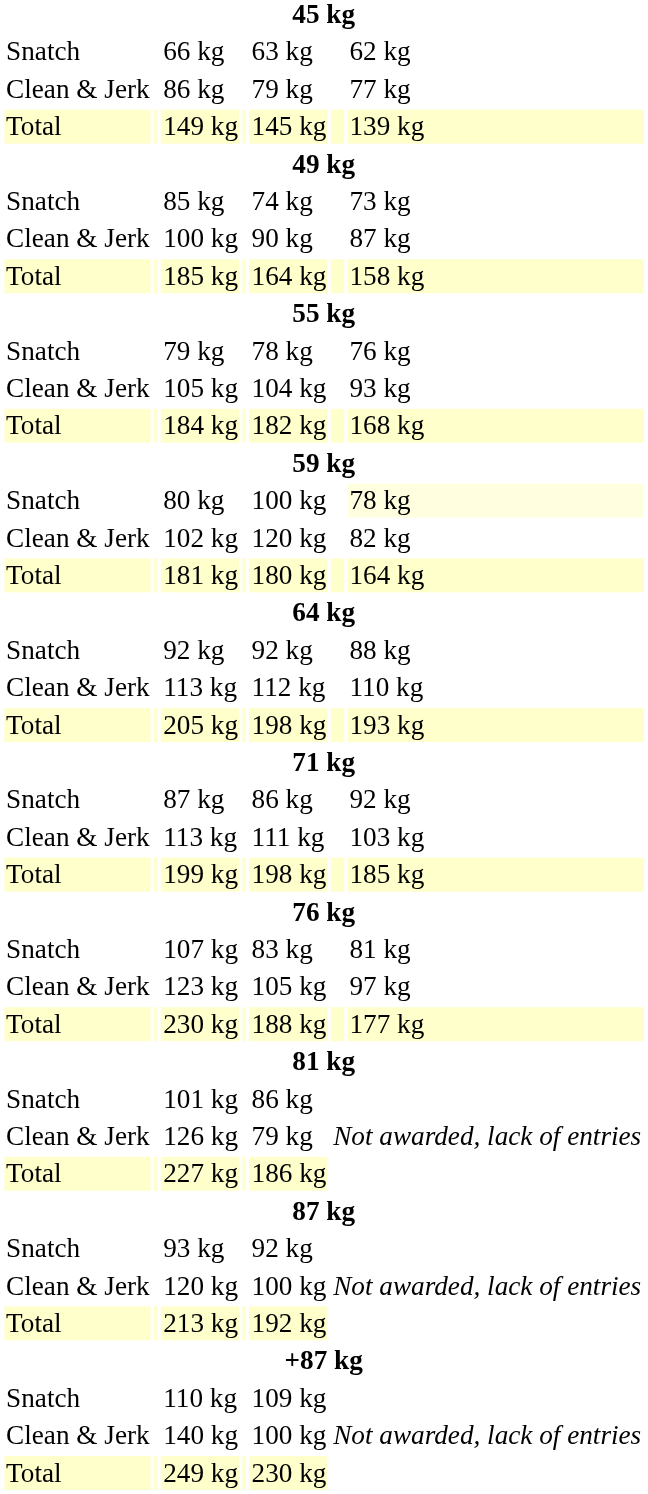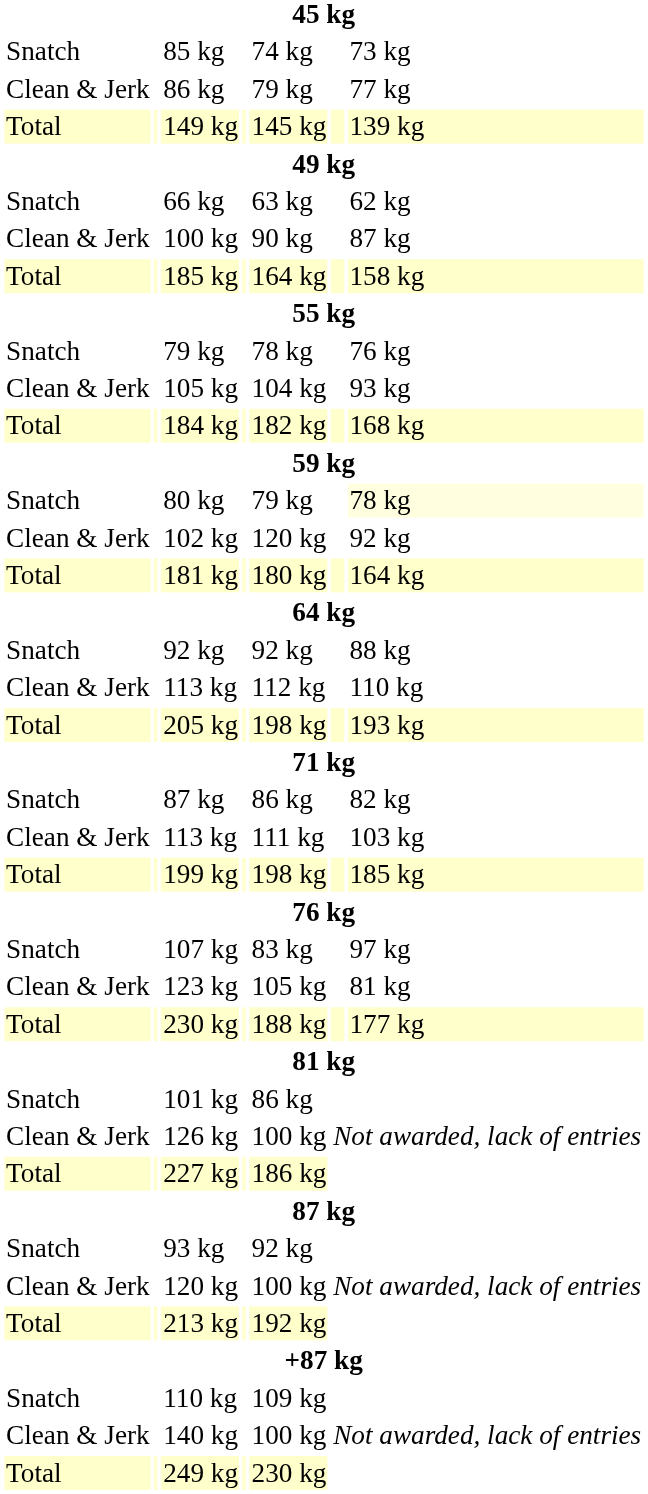rows swapped: (43, 51) <-> (43, 201)
(289, 500) 100 kg -> (282, 500) 79 kg
(380, 537) 82 kg -> (380, 537) 92 kg
(380, 799) 92 kg -> (380, 799) 82 kg
(380, 949) 81 kg -> (380, 949) 97 kg
(380, 986) 97 kg -> (380, 986) 81 kg
(282, 1136) 79 kg -> (289, 1136) 100 kg
